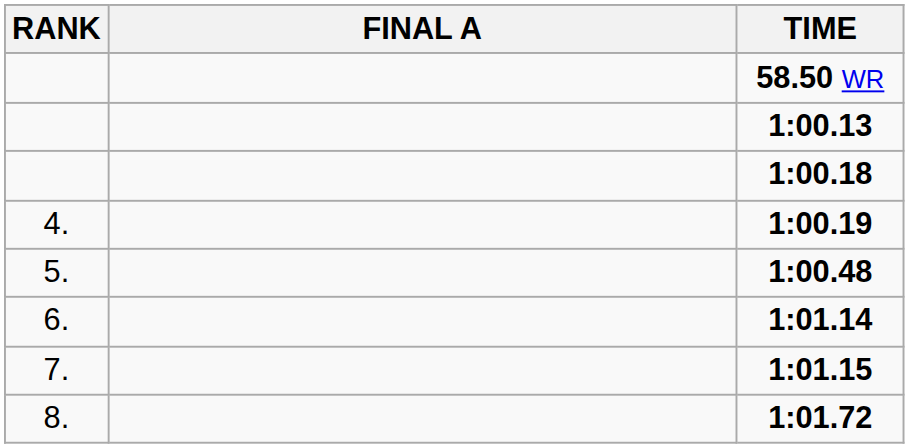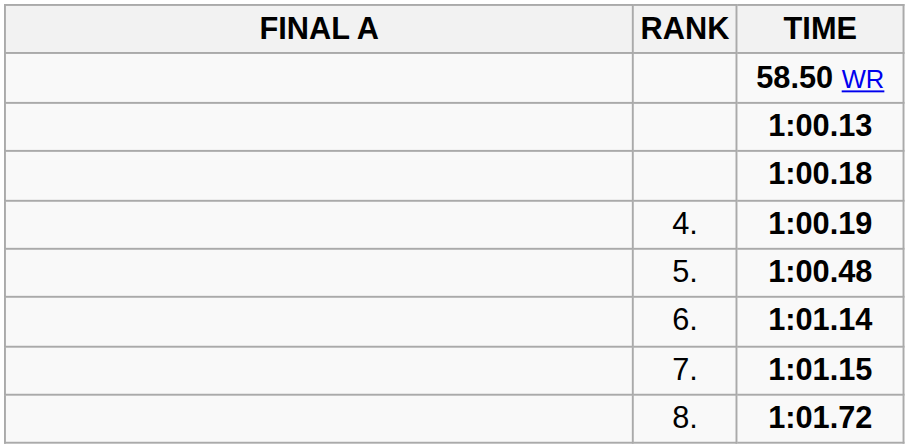columns swapped: (56, 28) <-> (422, 28)
